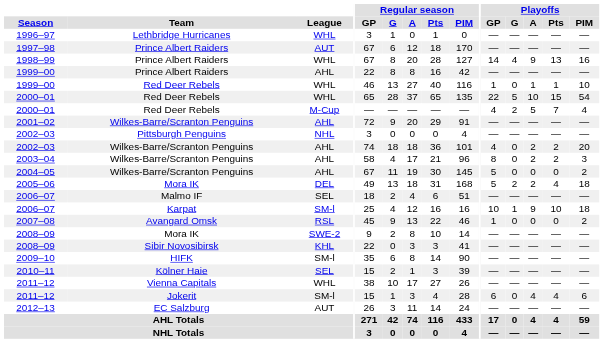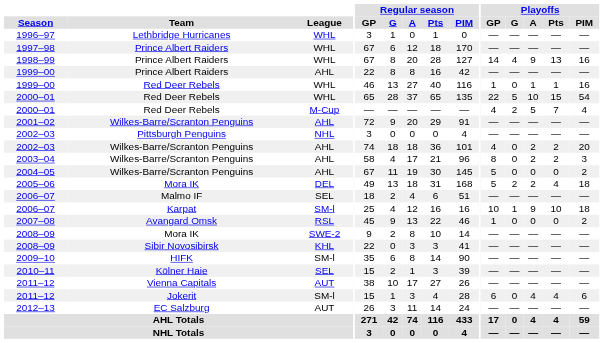(324, 47) AUT -> (324, 47) WHL
(584, 84) 10 -> (584, 84) 16
(324, 283) WHL -> (324, 283) AUT
